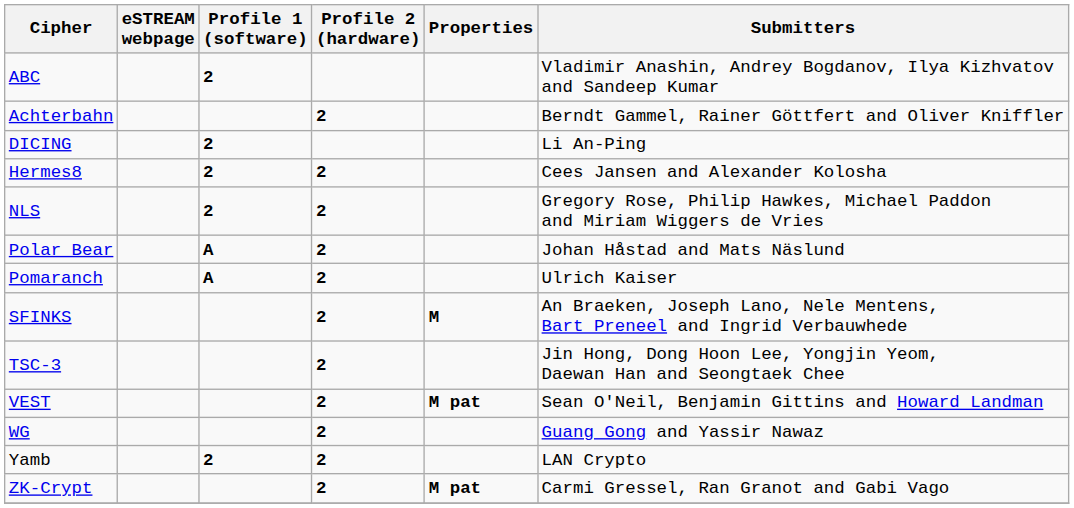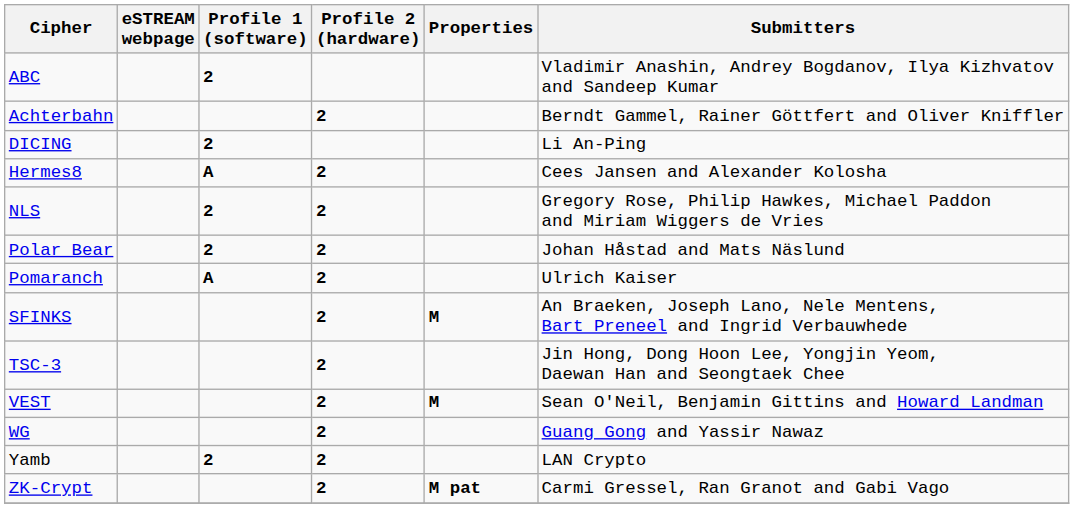(208, 173) 2 -> (208, 173) A
(208, 250) A -> (208, 250) 2
(455, 403) M pat -> (434, 403) M
